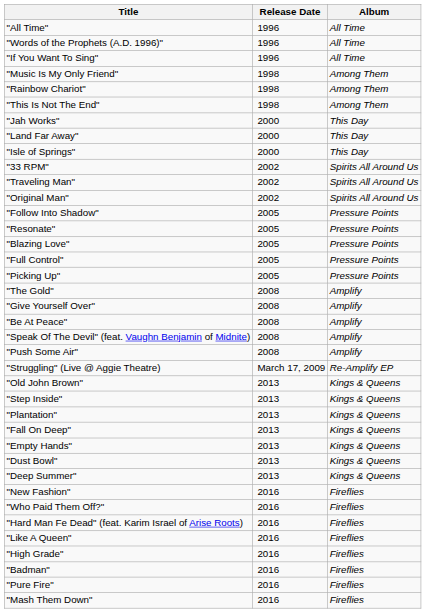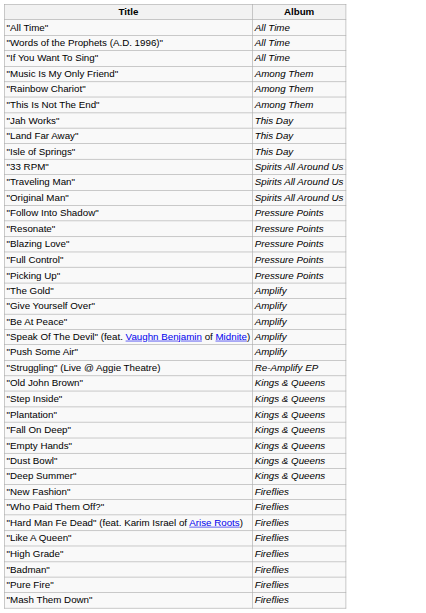- column: (290, 12)
